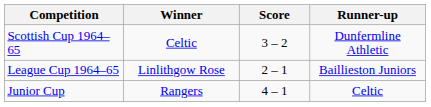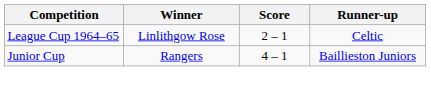- row: (59, 42)
(368, 70) Baillieston Juniors -> (368, 35) Celtic
(368, 91) Celtic -> (368, 55) Baillieston Juniors
